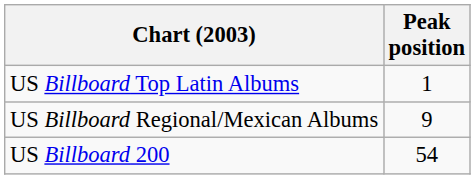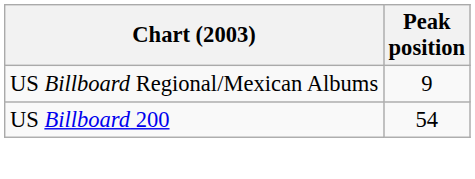- row: (155, 83)
